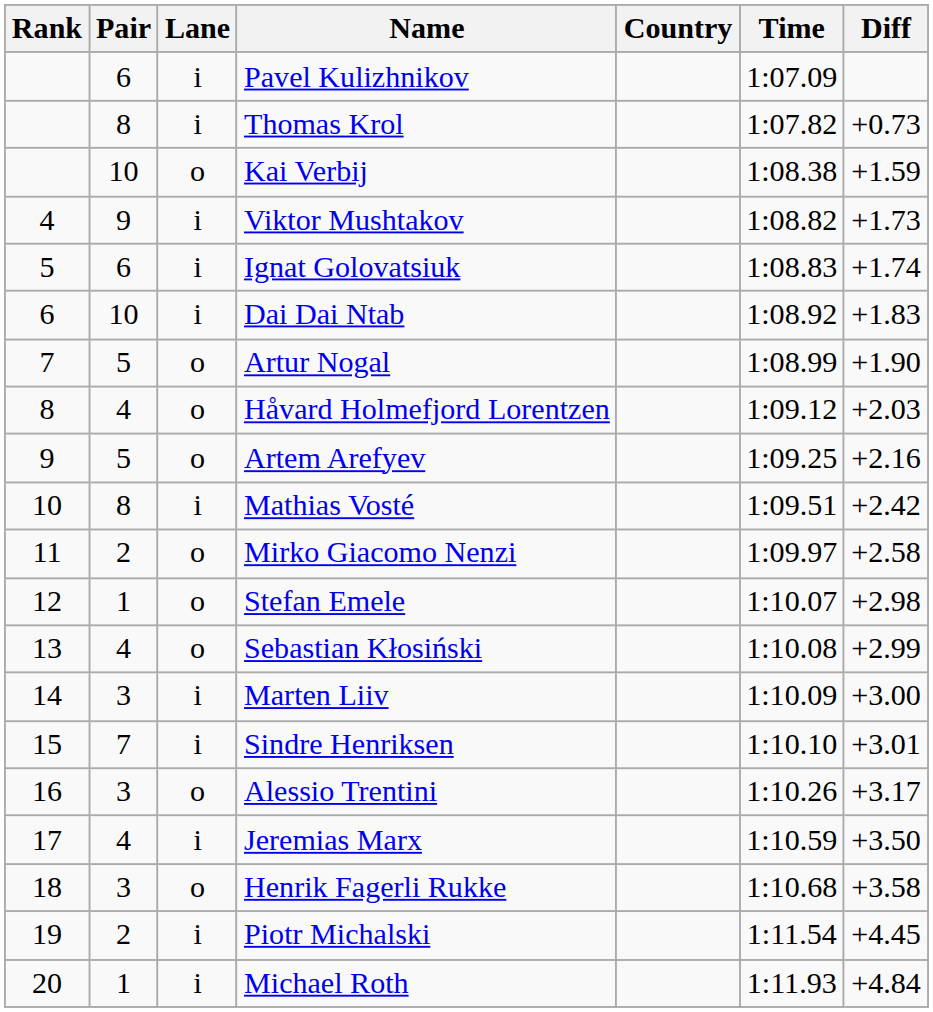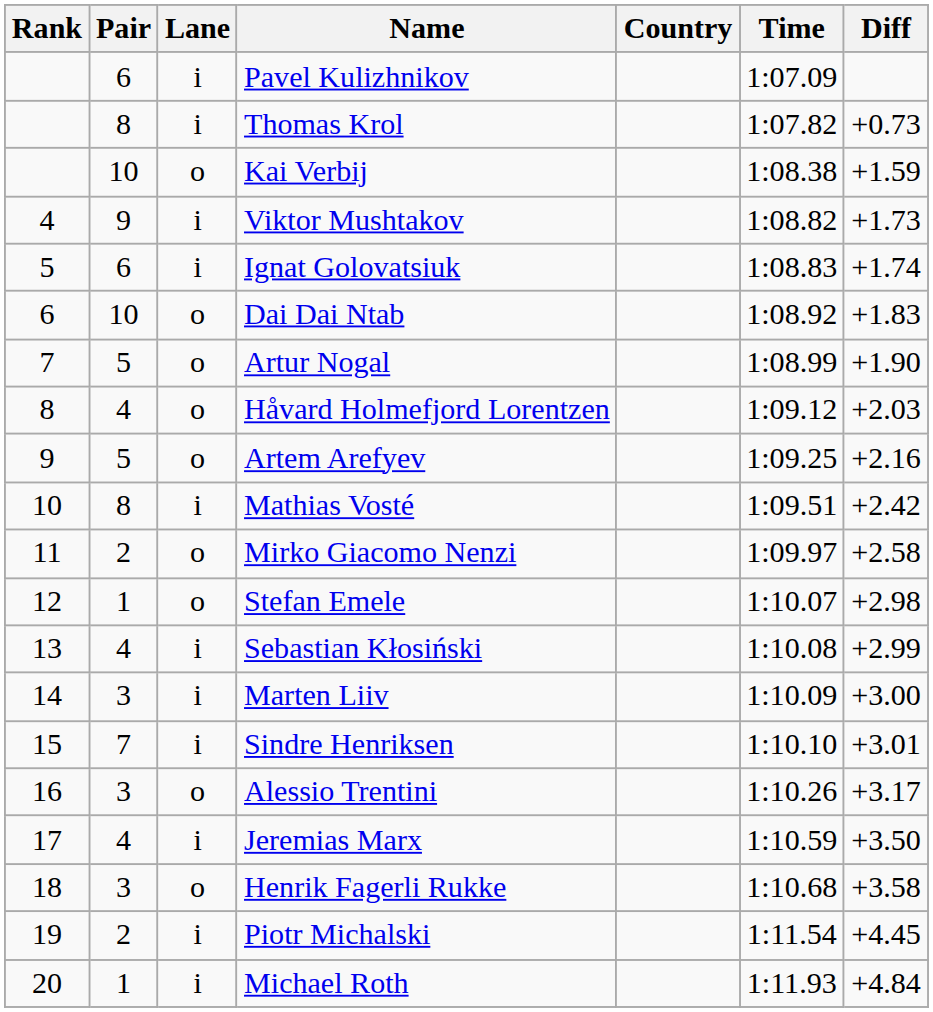(198, 314) i -> (198, 314) o
(198, 648) o -> (198, 648) i
